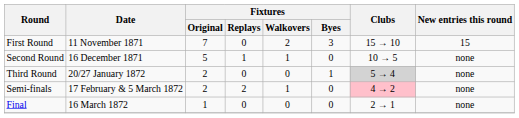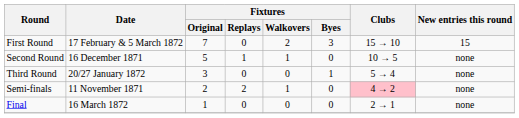(106, 43) 11 November 1871 -> (126, 43) 17 February & 5 March 1872
(205, 74) 2 -> (205, 74) 3
(383, 74) lightgrey background -> (383, 74) no background
(126, 89) 17 February & 5 March 1872 -> (106, 89) 11 November 1871
